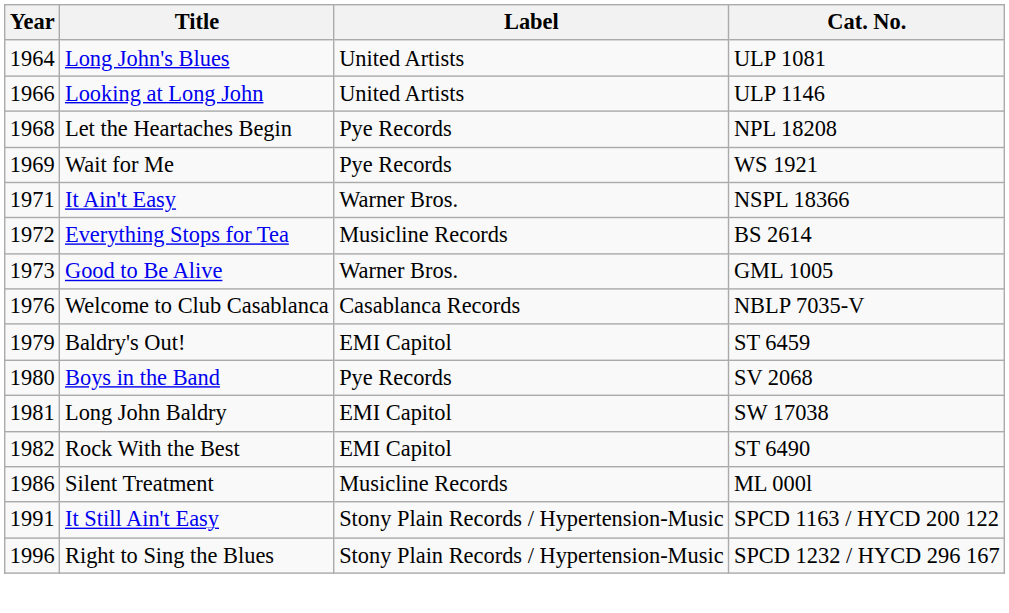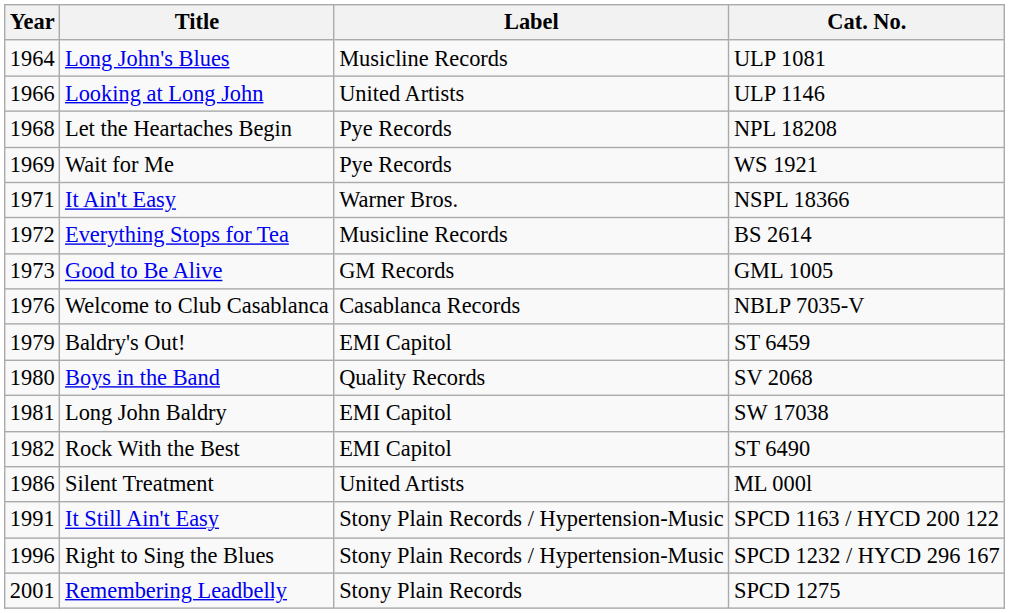(402, 57) United Artists -> (423, 57) Musicline Records
(399, 270) Warner Bros. -> (397, 270) GM Records
(395, 377) Pye Records -> (412, 377) Quality Records
(423, 484) Musicline Records -> (402, 484) United Artists
+ row: (176, 590)
